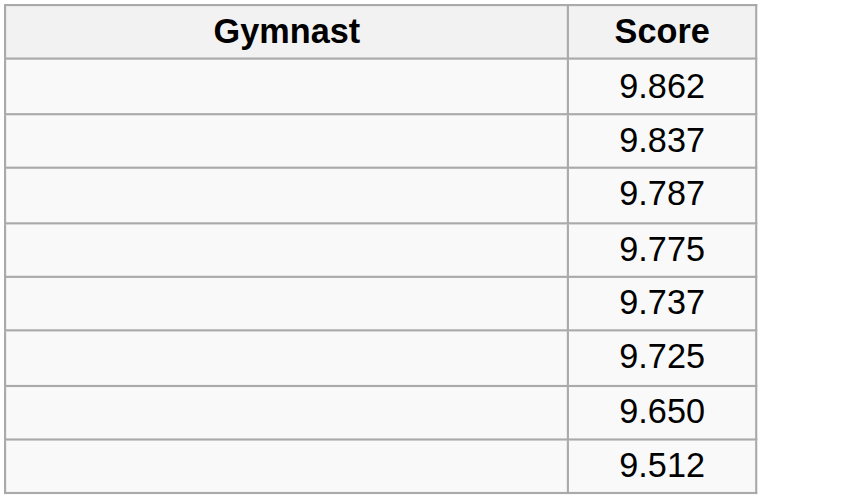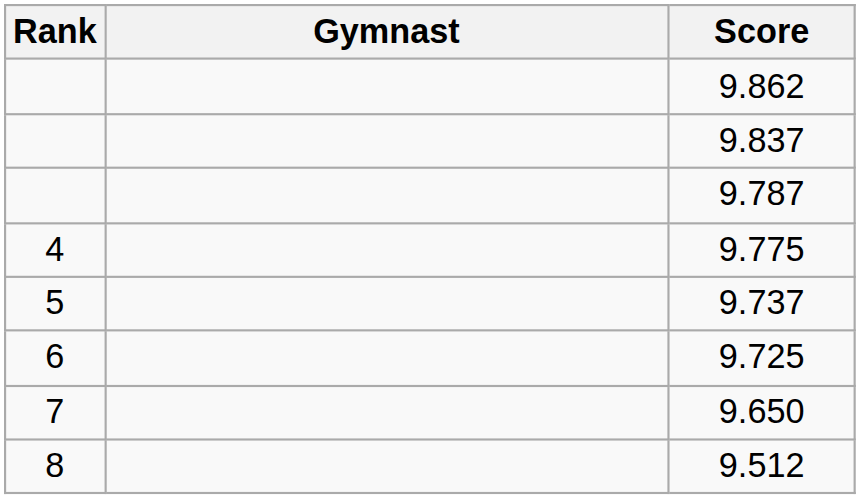+ column: (55, 31)
